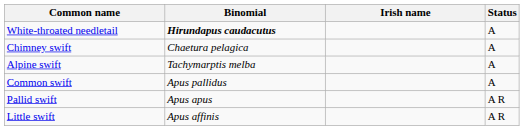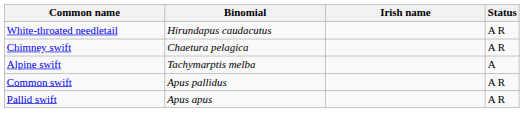(221, 30) bold -> (219, 30) normal
(492, 30) A -> (496, 30) A R
(492, 47) A -> (496, 47) A R
(492, 82) A -> (496, 82) A R
- row: (31, 116)
